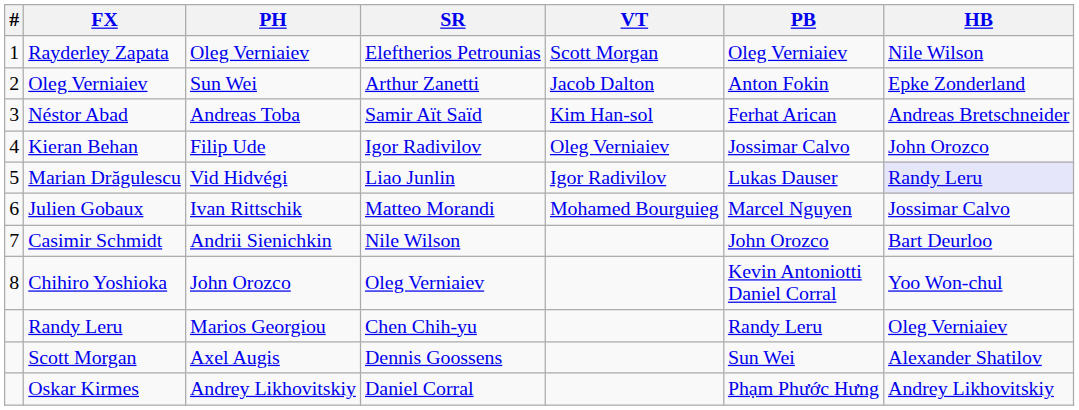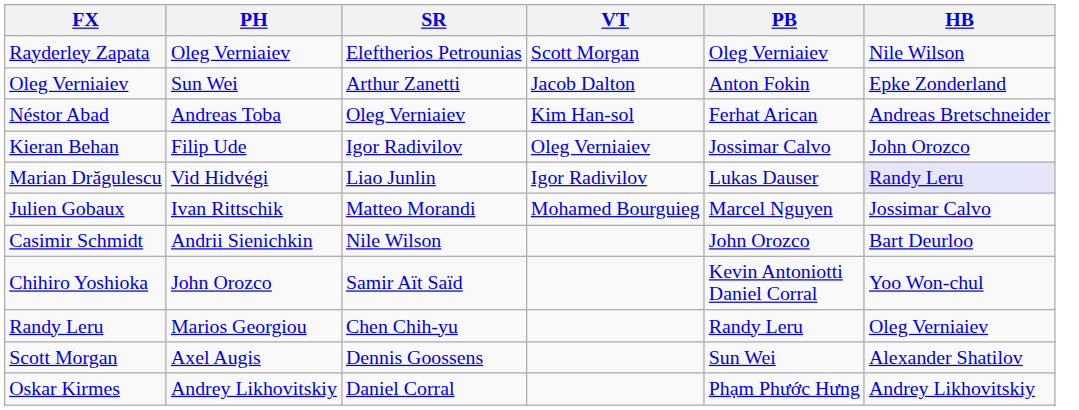- column: (14, 20)
(423, 114) Samir Aït Saïd -> (406, 114) Oleg Verniaiev
(425, 283) Oleg Verniaiev -> (404, 283) Samir Aït Saïd
